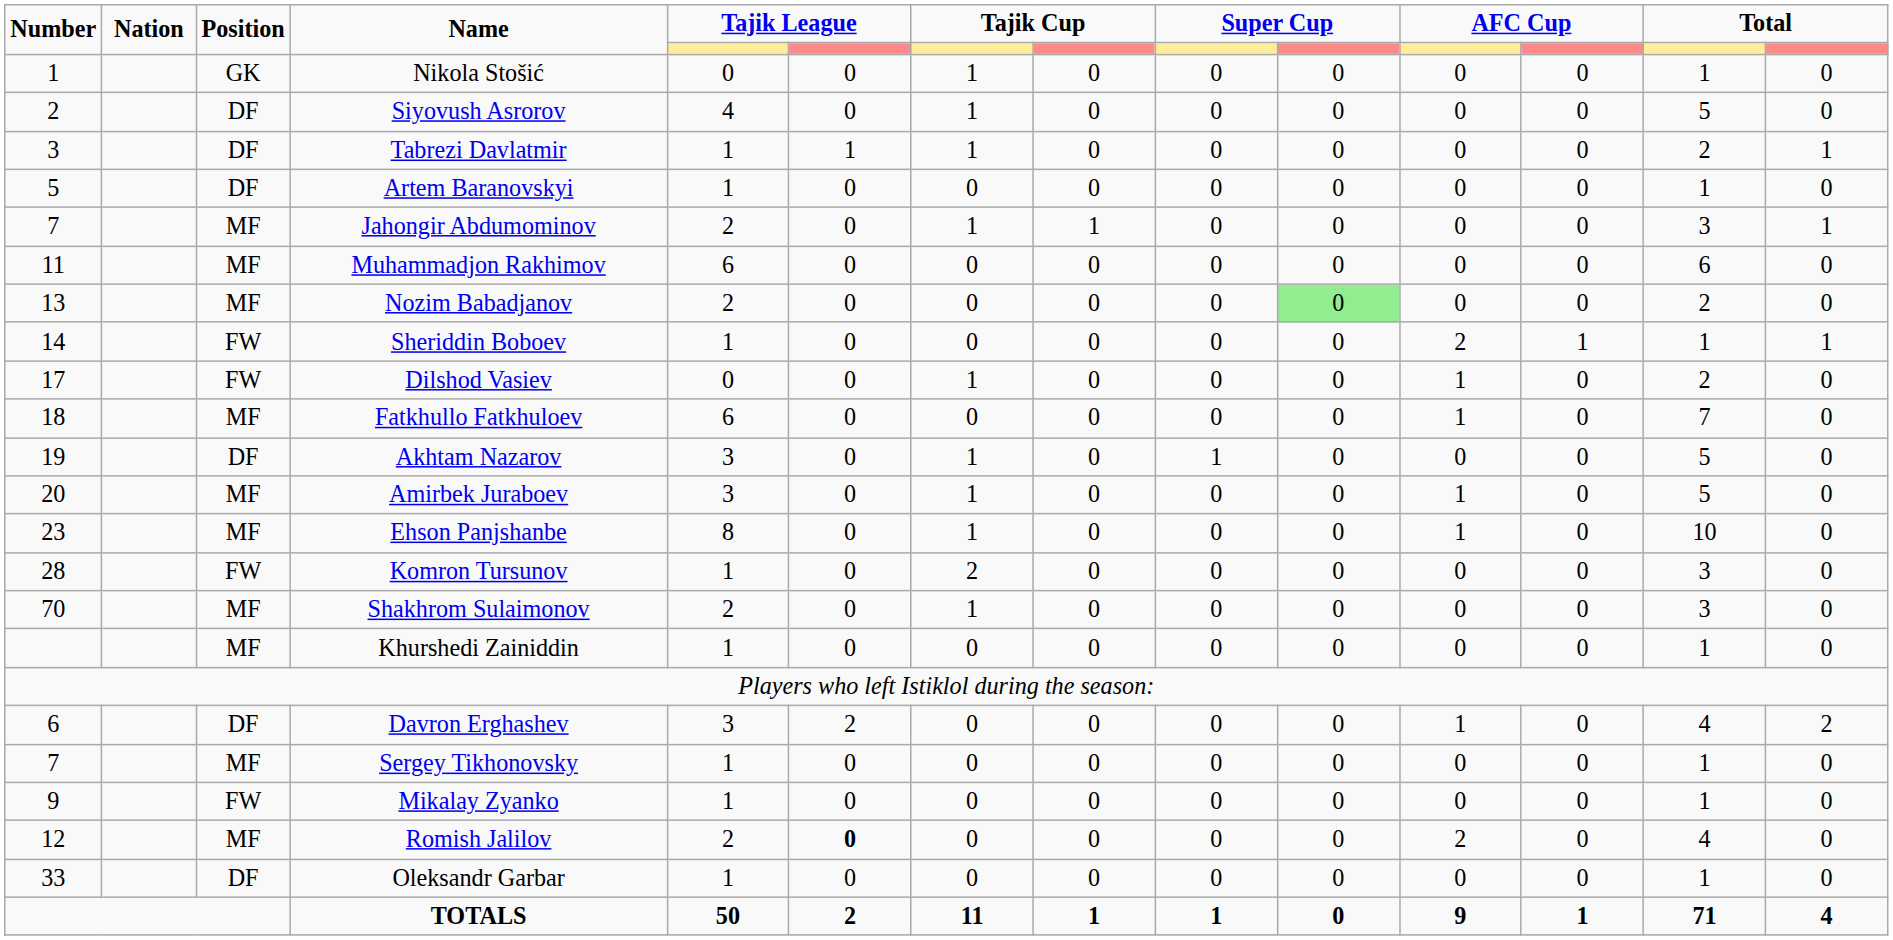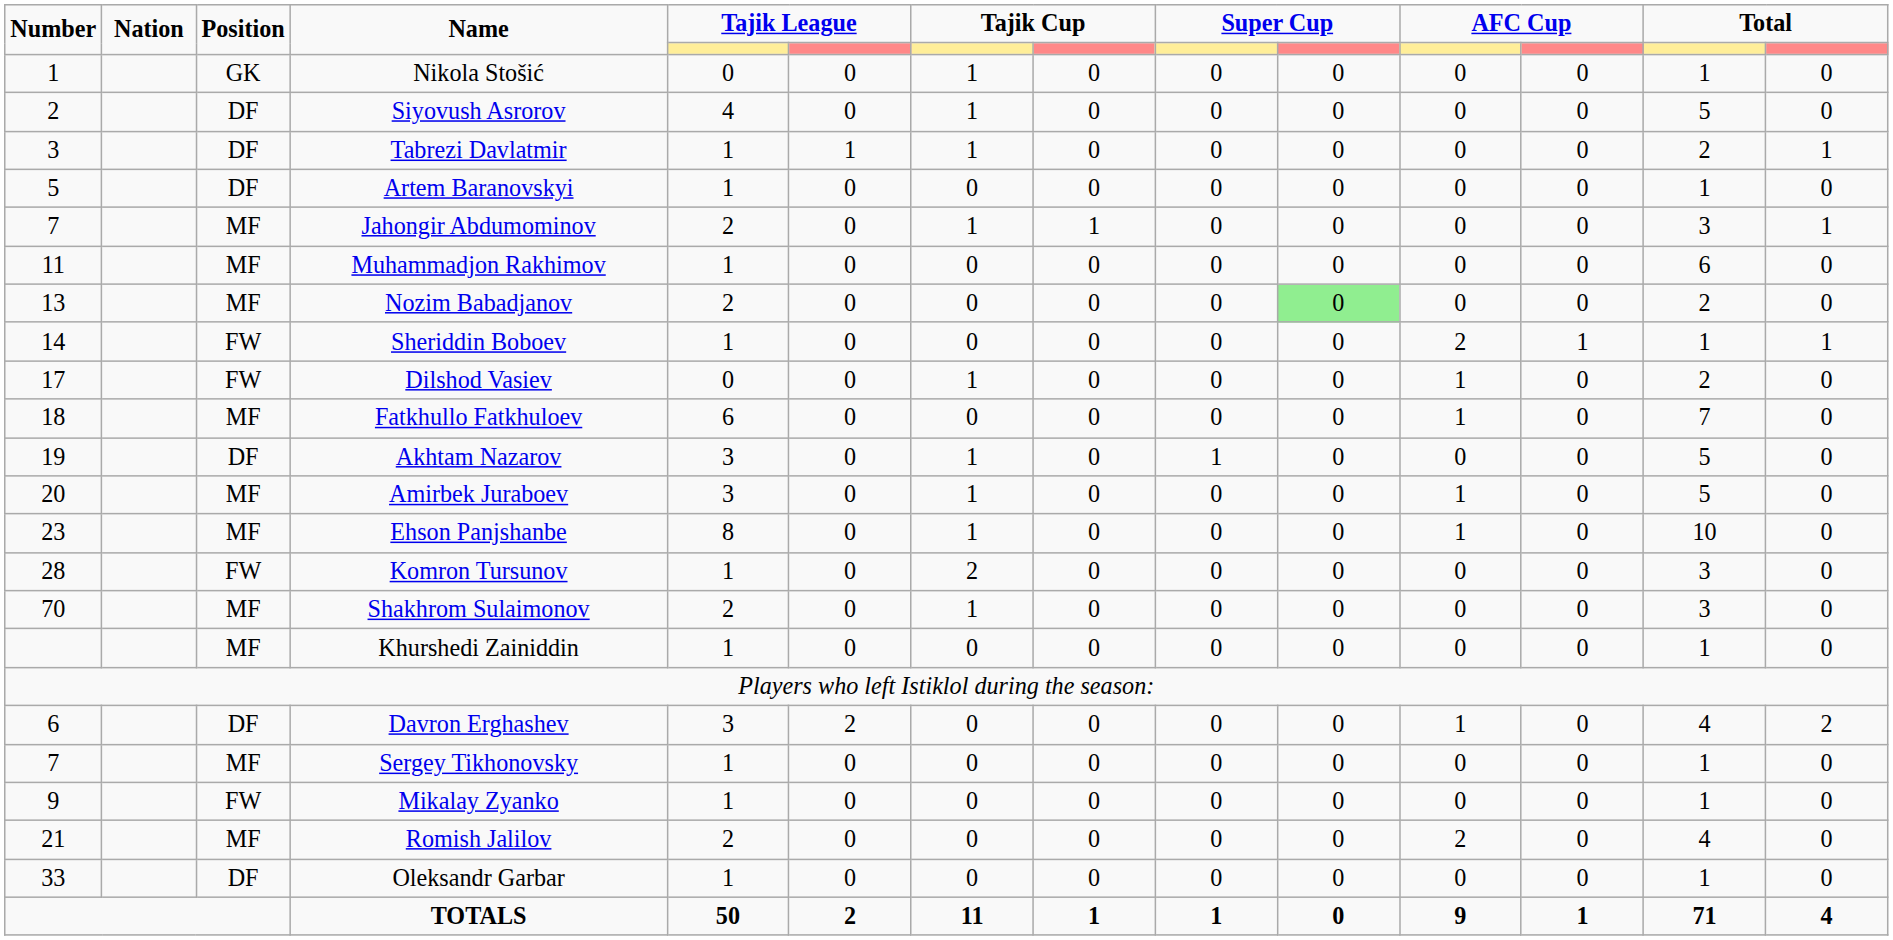(728, 264) 6 -> (728, 264) 1
(53, 839) 12 -> (53, 839) 21
(850, 839) bold -> (850, 839) normal
